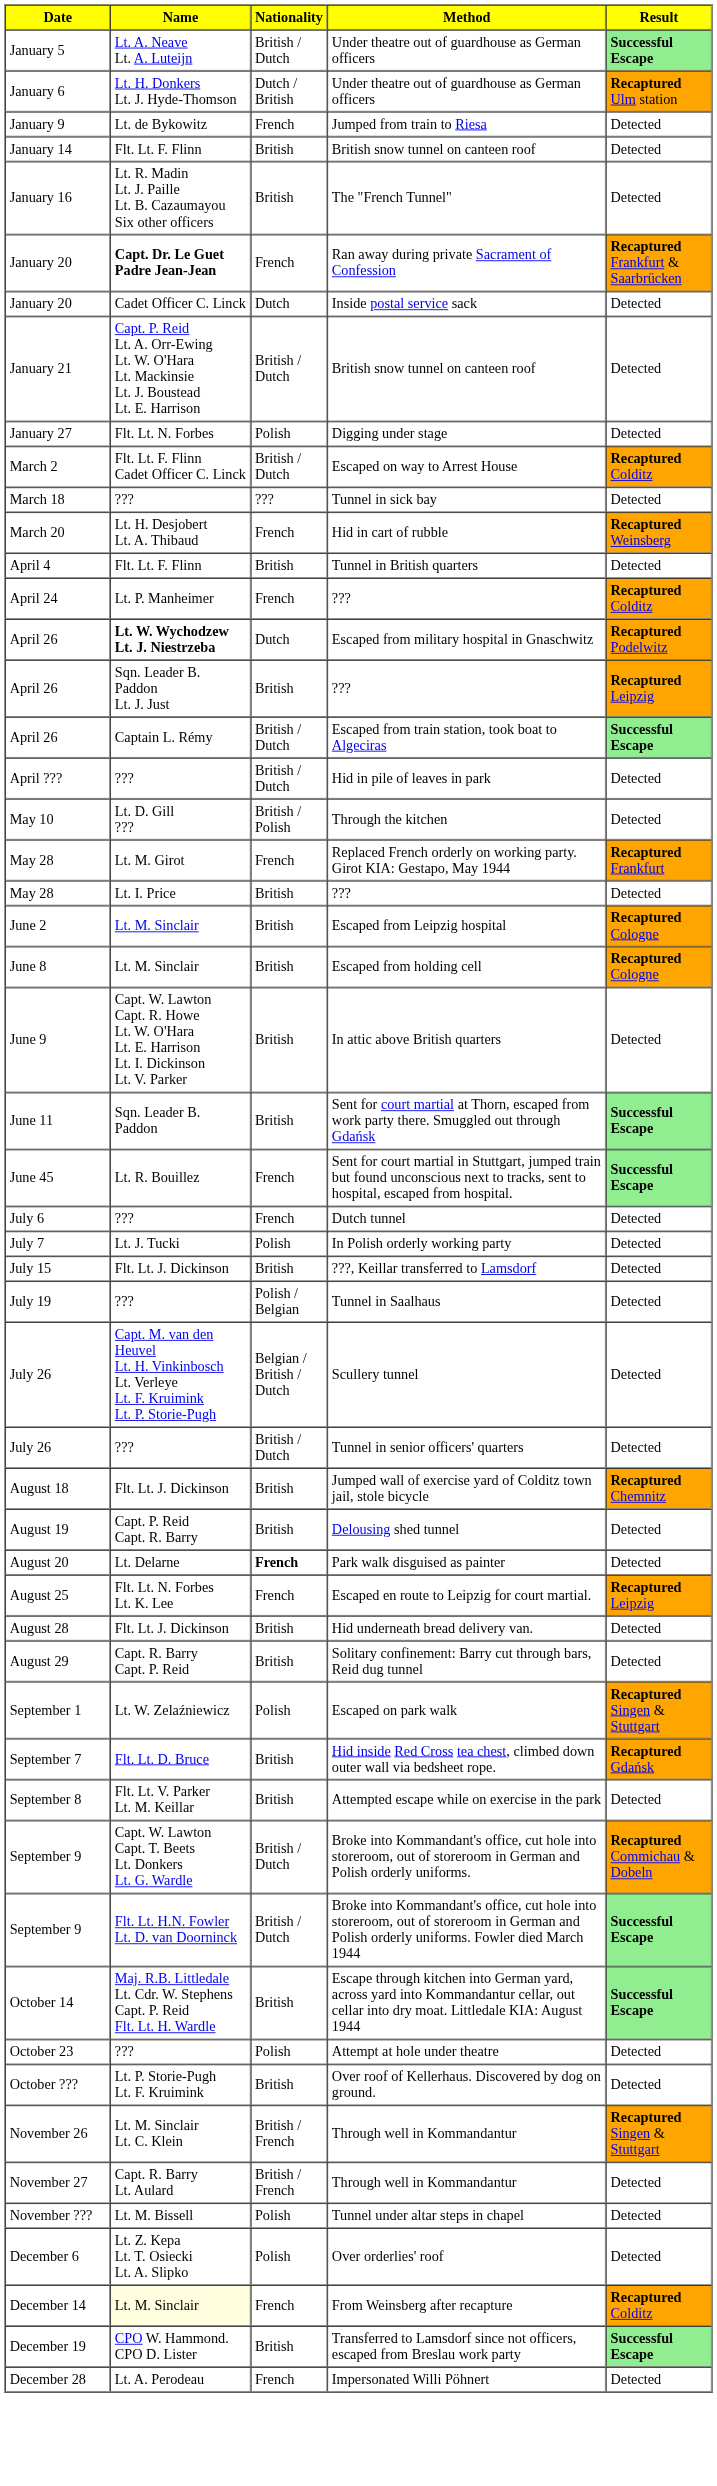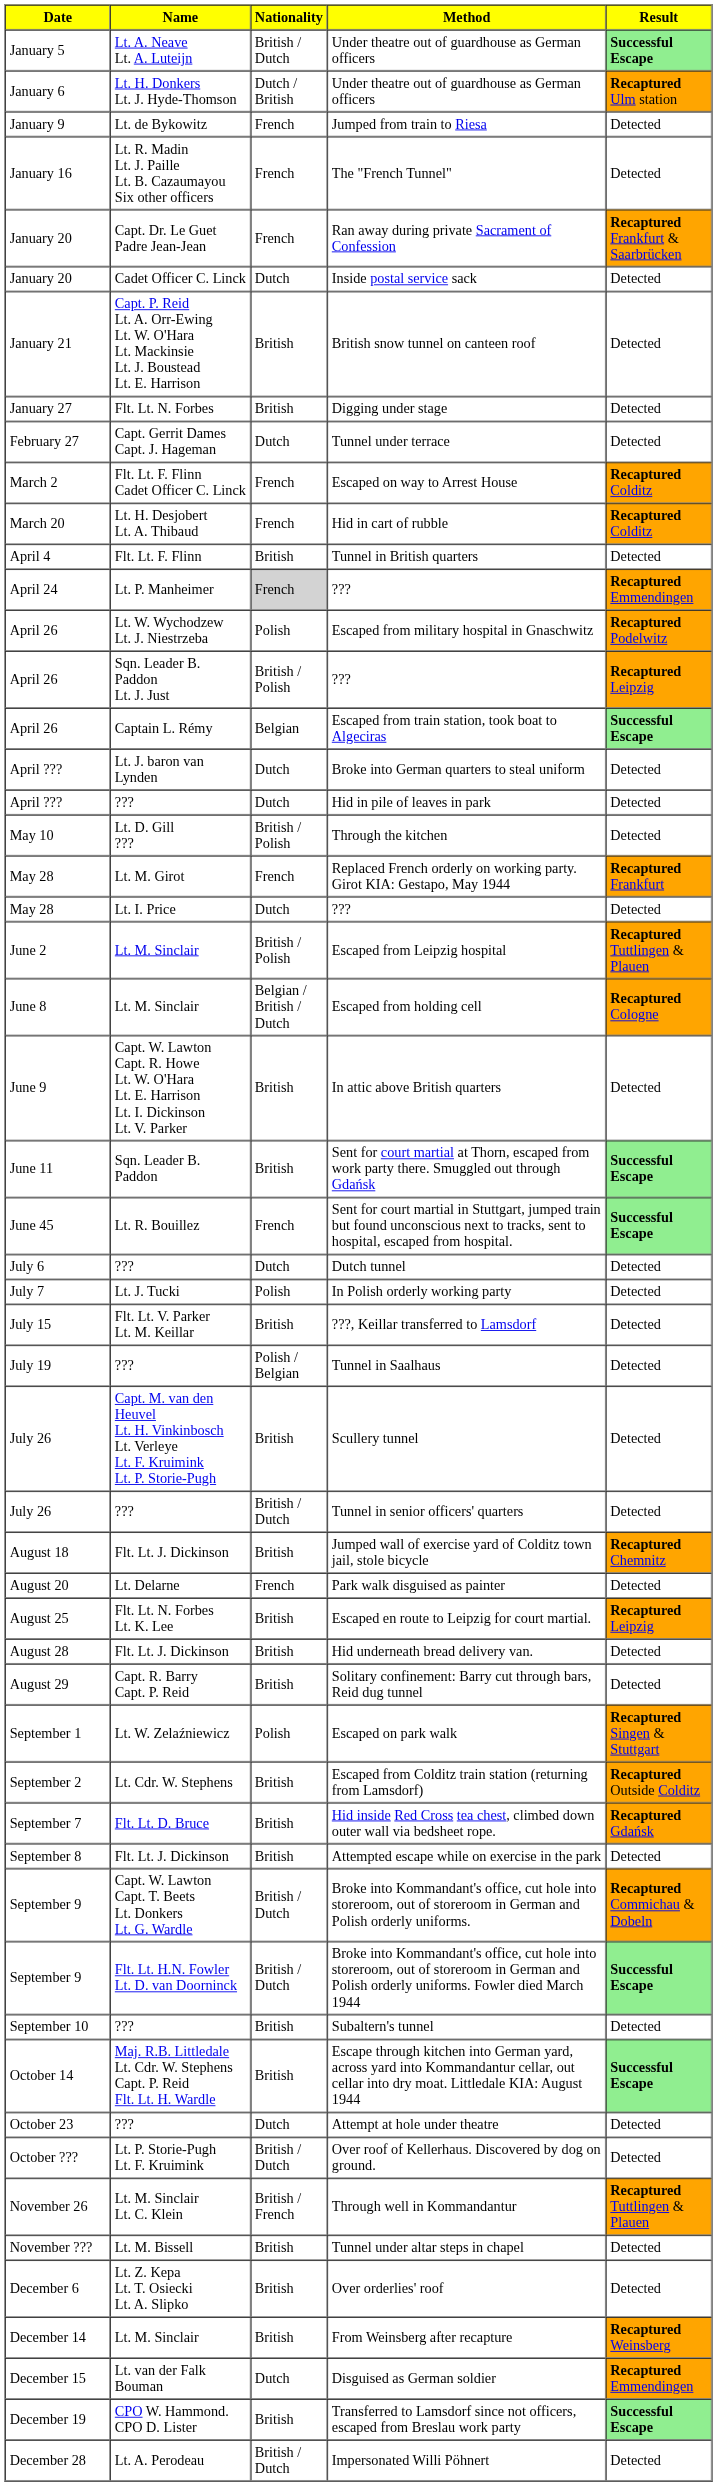- row: (41, 149)
(274, 198) British -> (275, 173) French
(169, 263) bold -> (166, 238) normal
(278, 368) British / Dutch -> (274, 344) British
(273, 433) Polish -> (274, 409) British
+ row: (44, 441)
(278, 466) British / Dutch -> (275, 482) French
- row: (37, 499)
(646, 532) Recaptured Weinsberg -> (646, 523) Recaptured Colditz
(275, 598) no background -> (275, 589) lightgrey background
(646, 598) Recaptured Colditz -> (652, 589) Recaptured Emmendingen
(172, 639) bold -> (169, 630) normal
(272, 639) Dutch -> (273, 630) Polish
(274, 688) British -> (278, 679) British / Polish
(278, 737) British / Dutch -> (277, 728) Belgian
+ row: (36, 769)
(278, 778) British / Dutch -> (272, 802) Dutch
(274, 893) British -> (272, 909) Dutch
(274, 926) British -> (278, 950) British / Polish
(646, 926) Recaptured Cologne -> (647, 950) Recaptured Tuttlingen & Plauen
(274, 967) British -> (281, 1007) Belgian / British / Dutch
(275, 1218) French -> (272, 1266) Dutch
(172, 1268) Flt. Lt. J. Dickinson -> (162, 1324) Flt. Lt. V. Parker Lt. M. Keillar
(281, 1374) Belgian / British / Dutch -> (274, 1438) British
- row: (39, 1529)
(277, 1562) bold -> (275, 1585) normal
(275, 1595) French -> (274, 1618) British
+ row: (45, 1782)
(162, 1800) Flt. Lt. V. Parker Lt. M. Keillar -> (172, 1856) Flt. Lt. J. Dickinson
+ row: (49, 2027)
(273, 2051) Polish -> (272, 2124) Dutch
(274, 2084) British -> (278, 2157) British / Dutch
(646, 2133) Recaptured Singen & Stuttgart -> (647, 2206) Recaptured Tuttlingen & Plauen
- row: (49, 2182)
(273, 2215) Polish -> (274, 2247) British
(273, 2256) Polish -> (274, 2288) British
(157, 2305) lightyellow background -> (157, 2337) no background
(275, 2305) French -> (274, 2337) British
(646, 2305) Recaptured Colditz -> (646, 2337) Recaptured Weinsberg
+ row: (48, 2378)
(275, 2379) French -> (278, 2460) British / Dutch
